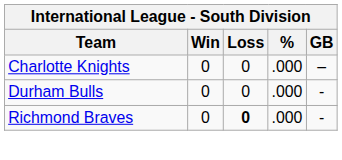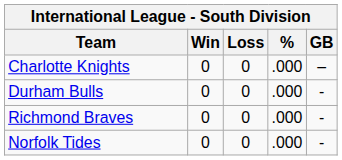(246, 117) bold -> (246, 117) normal
+ row: (54, 142)
